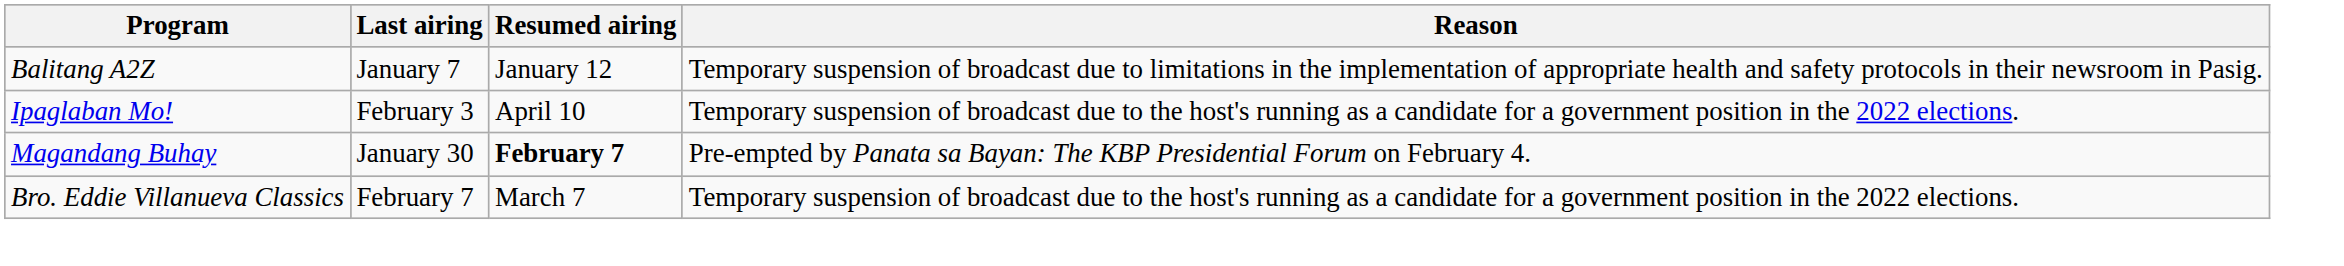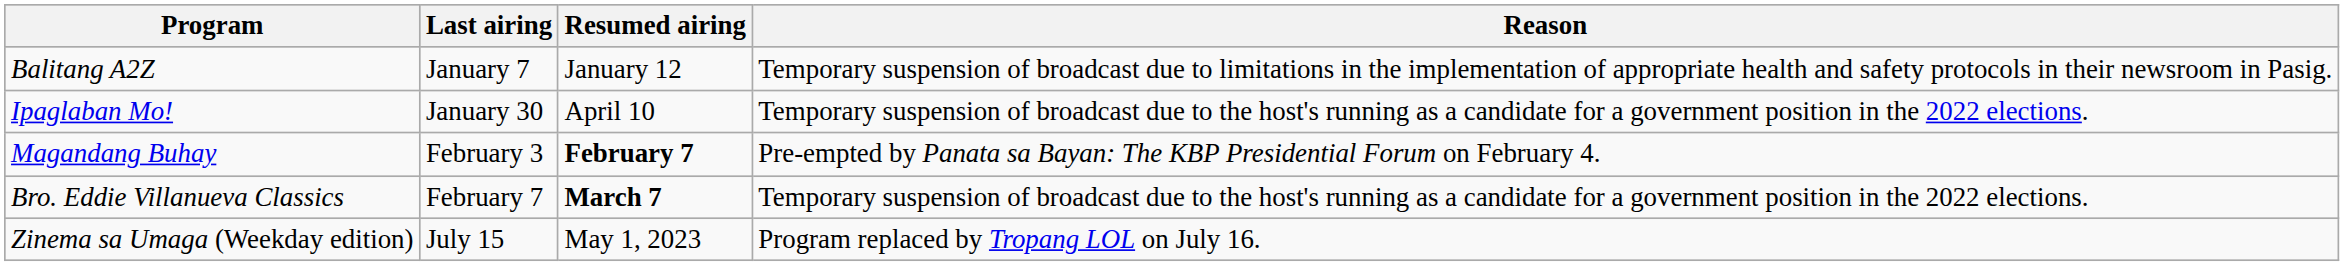(415, 111) February 3 -> (484, 111) January 30
(415, 153) January 30 -> (484, 153) February 3
(540, 196) normal -> (613, 196) bold
+ row: (212, 238)
